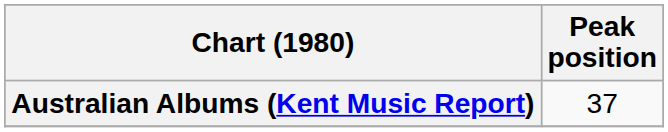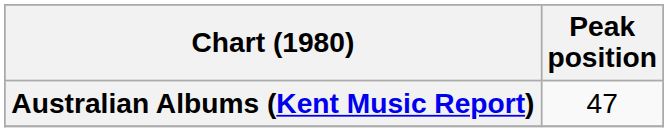(602, 103) 37 -> (602, 103) 47
